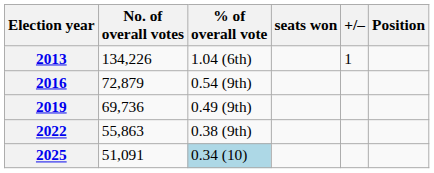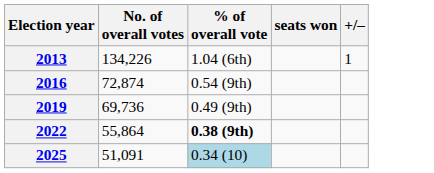- column: (399, 25)
(123, 82) 72,879 -> (123, 82) 72,874
(123, 131) 55,863 -> (123, 131) 55,864
(221, 131) normal -> (222, 131) bold
